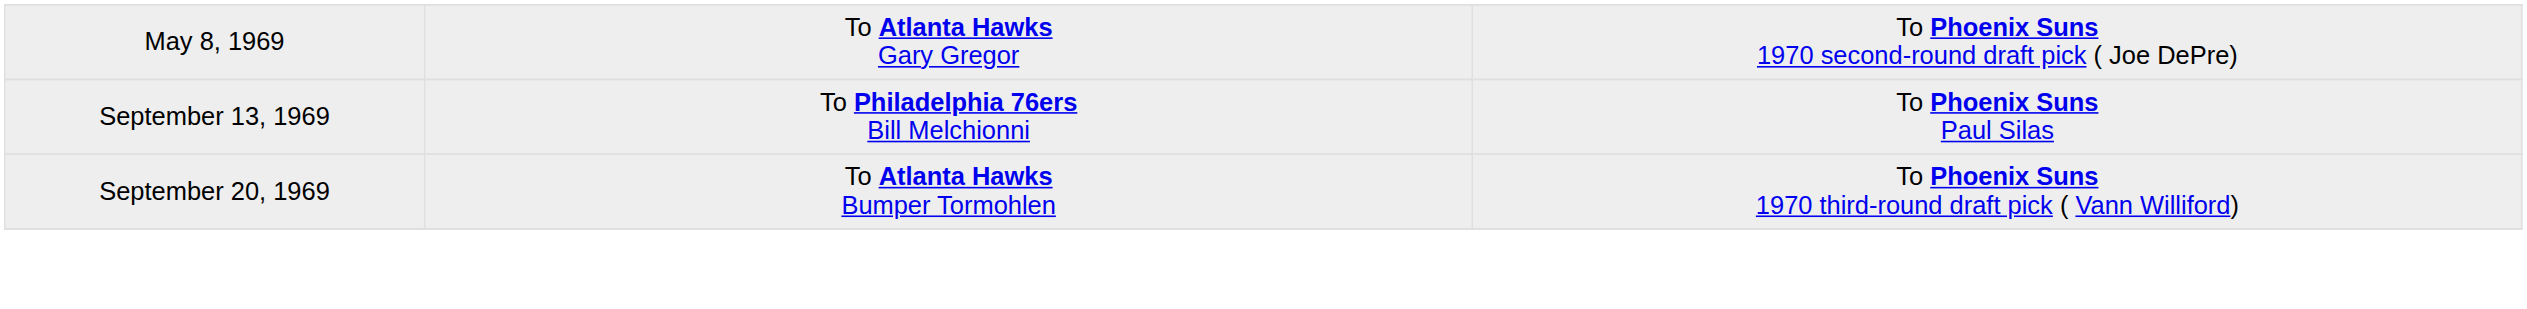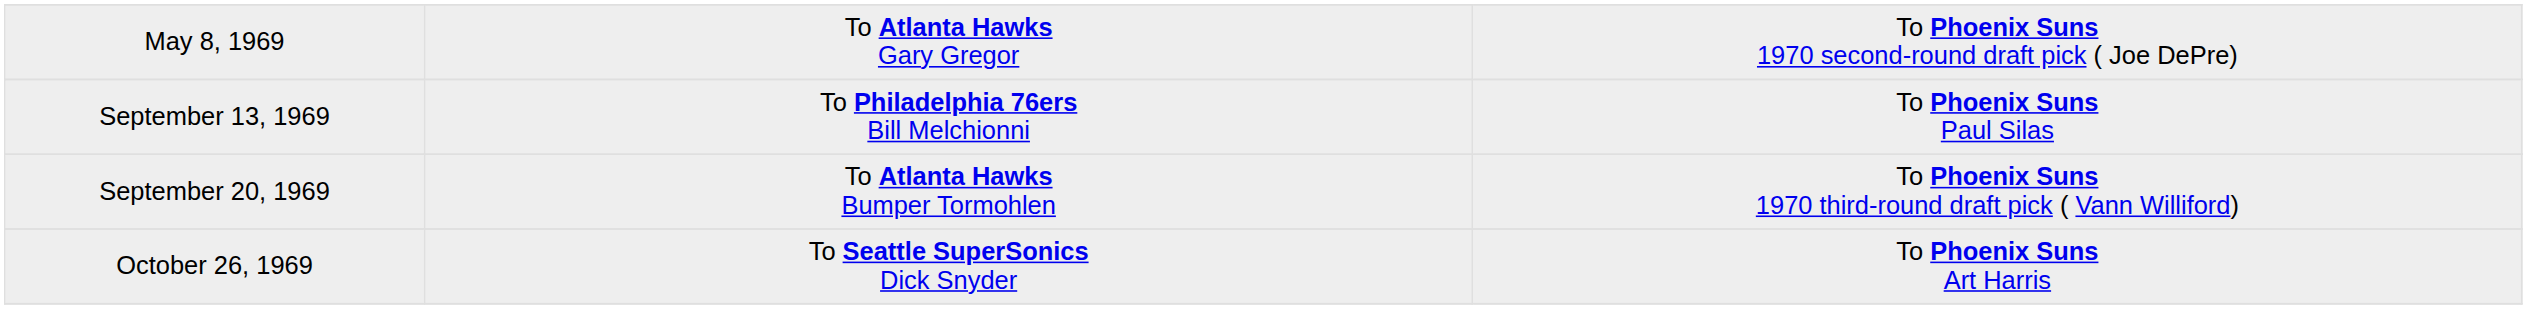+ row: (215, 266)
